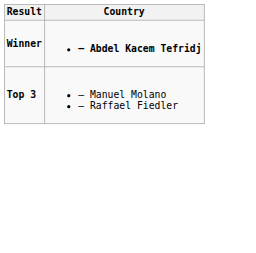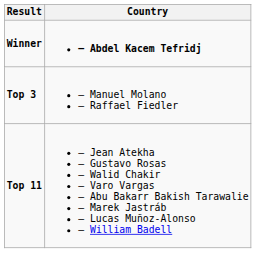+ row: (24, 186)
